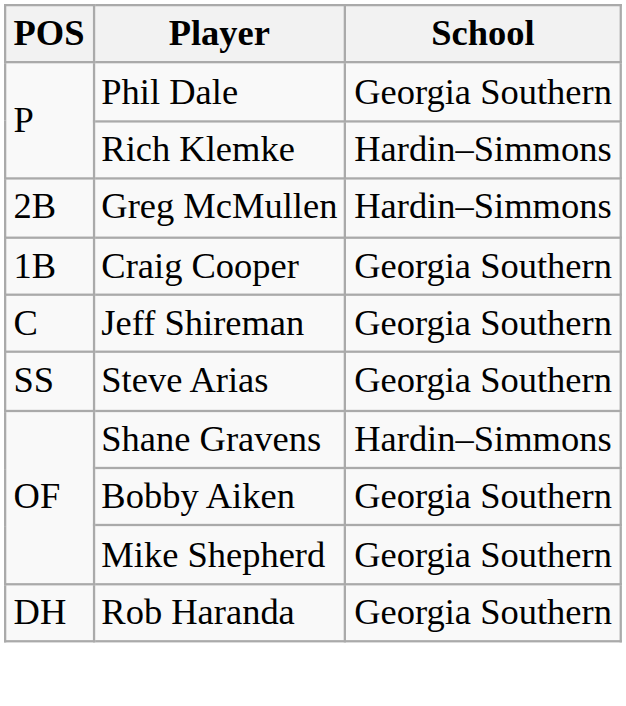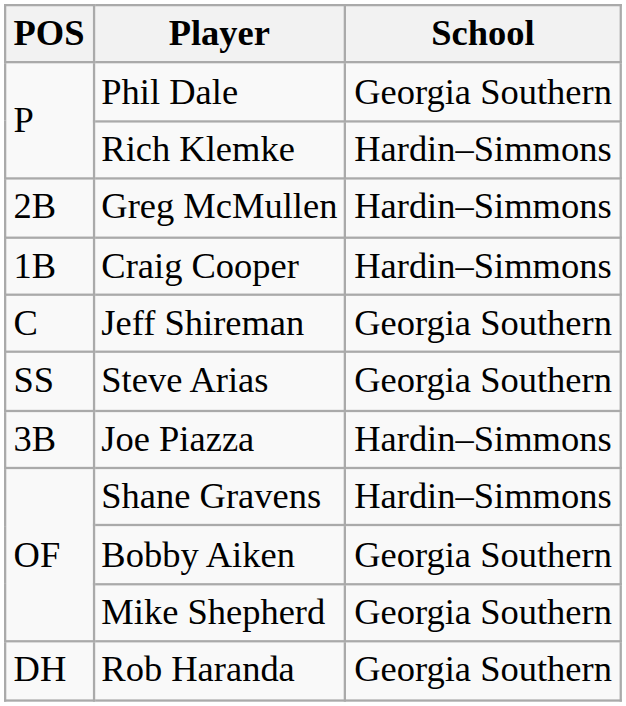(483, 264) Georgia Southern -> (483, 264) Hardin–Simmons
+ row: (178, 438)
